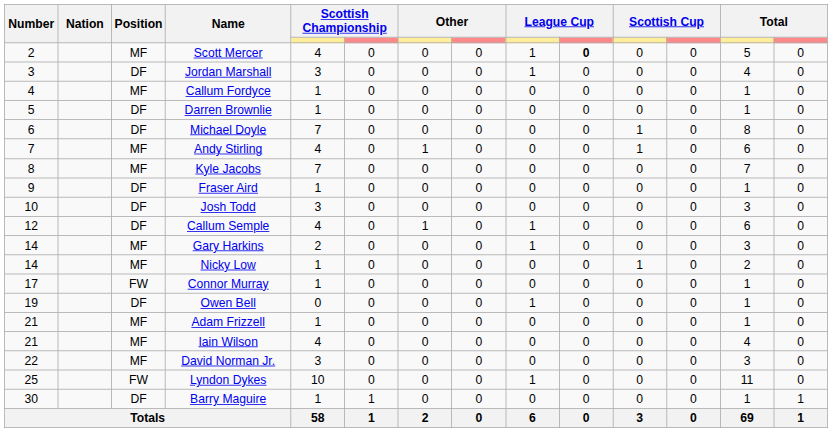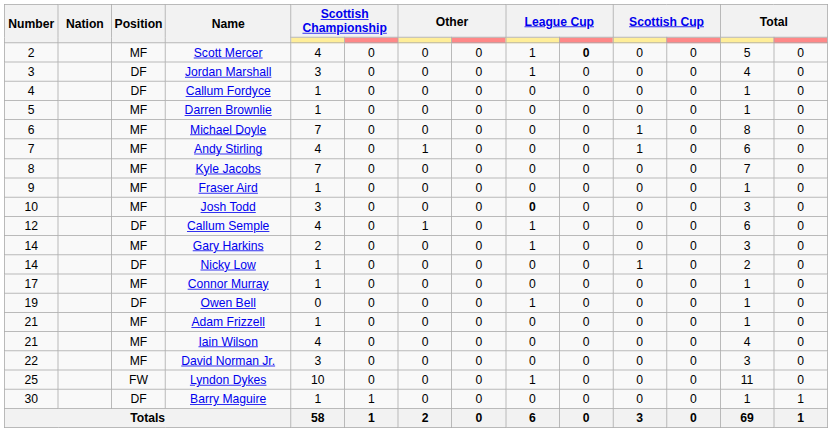(139, 91) MF -> (139, 91) DF
(139, 110) DF -> (139, 110) MF
(139, 130) DF -> (139, 130) MF
(139, 187) DF -> (139, 187) MF
(139, 207) DF -> (139, 207) MF
(532, 207) normal -> (532, 207) bold
(139, 264) MF -> (139, 264) DF
(139, 284) FW -> (139, 284) MF
